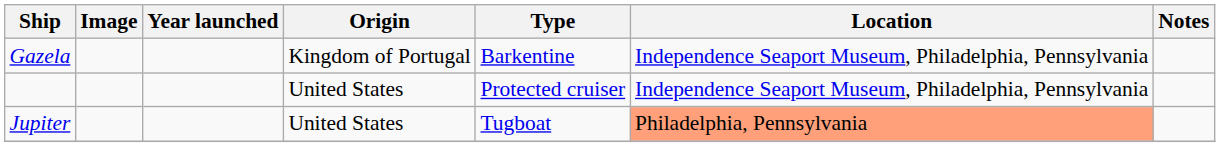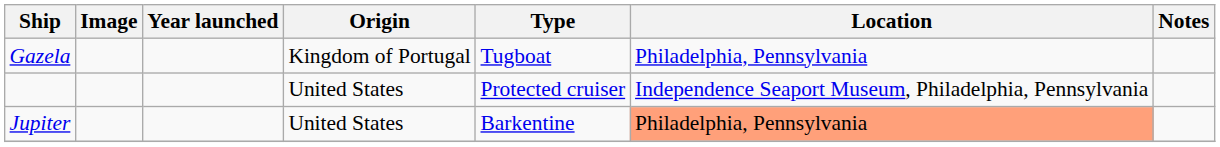(528, 55) Barkentine -> (516, 55) Tugboat
(892, 55) Independence Seaport Museum, Philadelphia, Pennsylvania -> (751, 55) Philadelphia, Pennsylvania
(516, 123) Tugboat -> (528, 123) Barkentine
